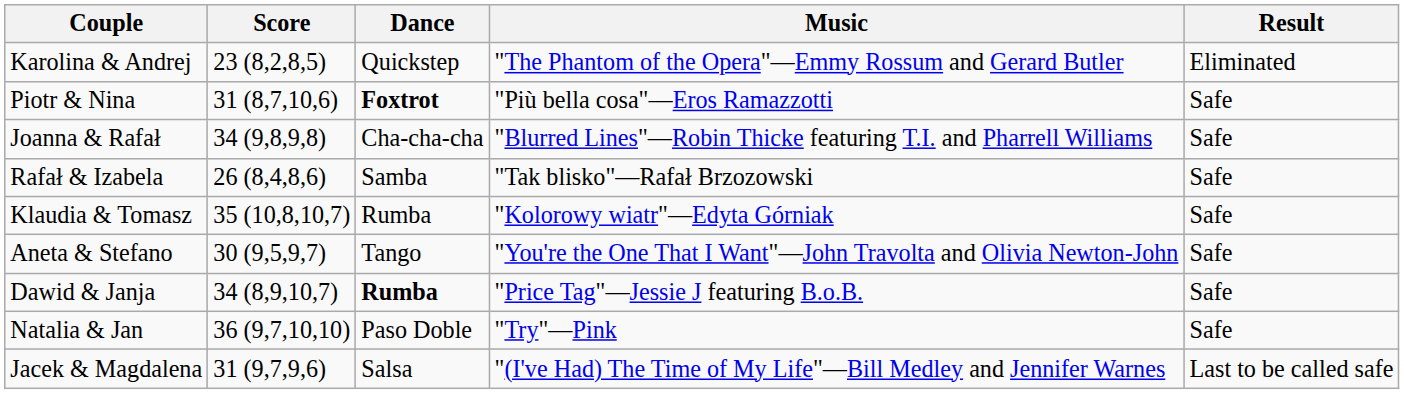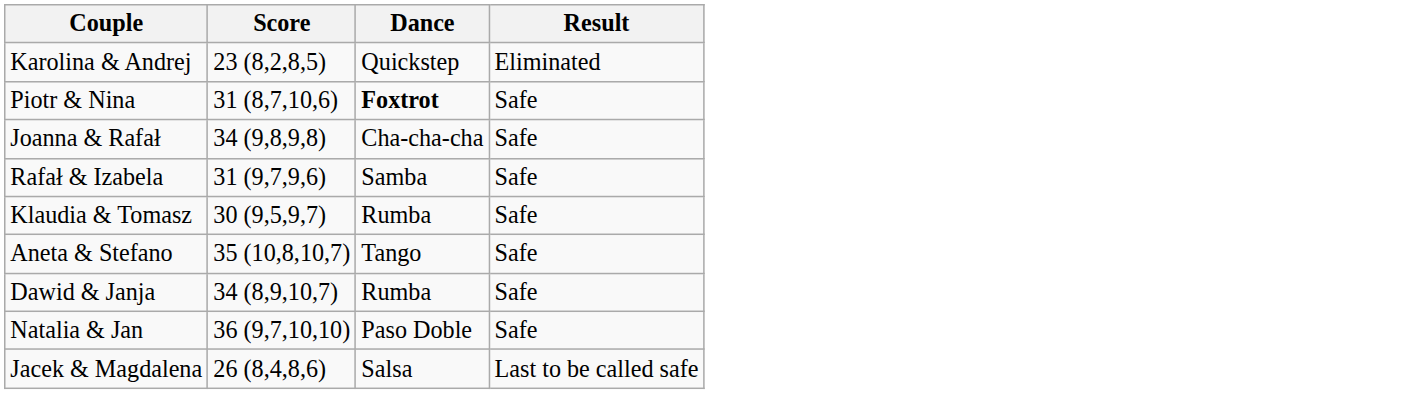- column: (836, 23)
(270, 176) 26 (8,4,8,6) -> (270, 176) 31 (9,7,9,6)
(282, 215) 35 (10,8,10,7) -> (270, 215) 30 (9,5,9,7)
(270, 253) 30 (9,5,9,7) -> (282, 253) 35 (10,8,10,7)
(400, 291) bold -> (396, 291) normal
(270, 368) 31 (9,7,9,6) -> (270, 368) 26 (8,4,8,6)
